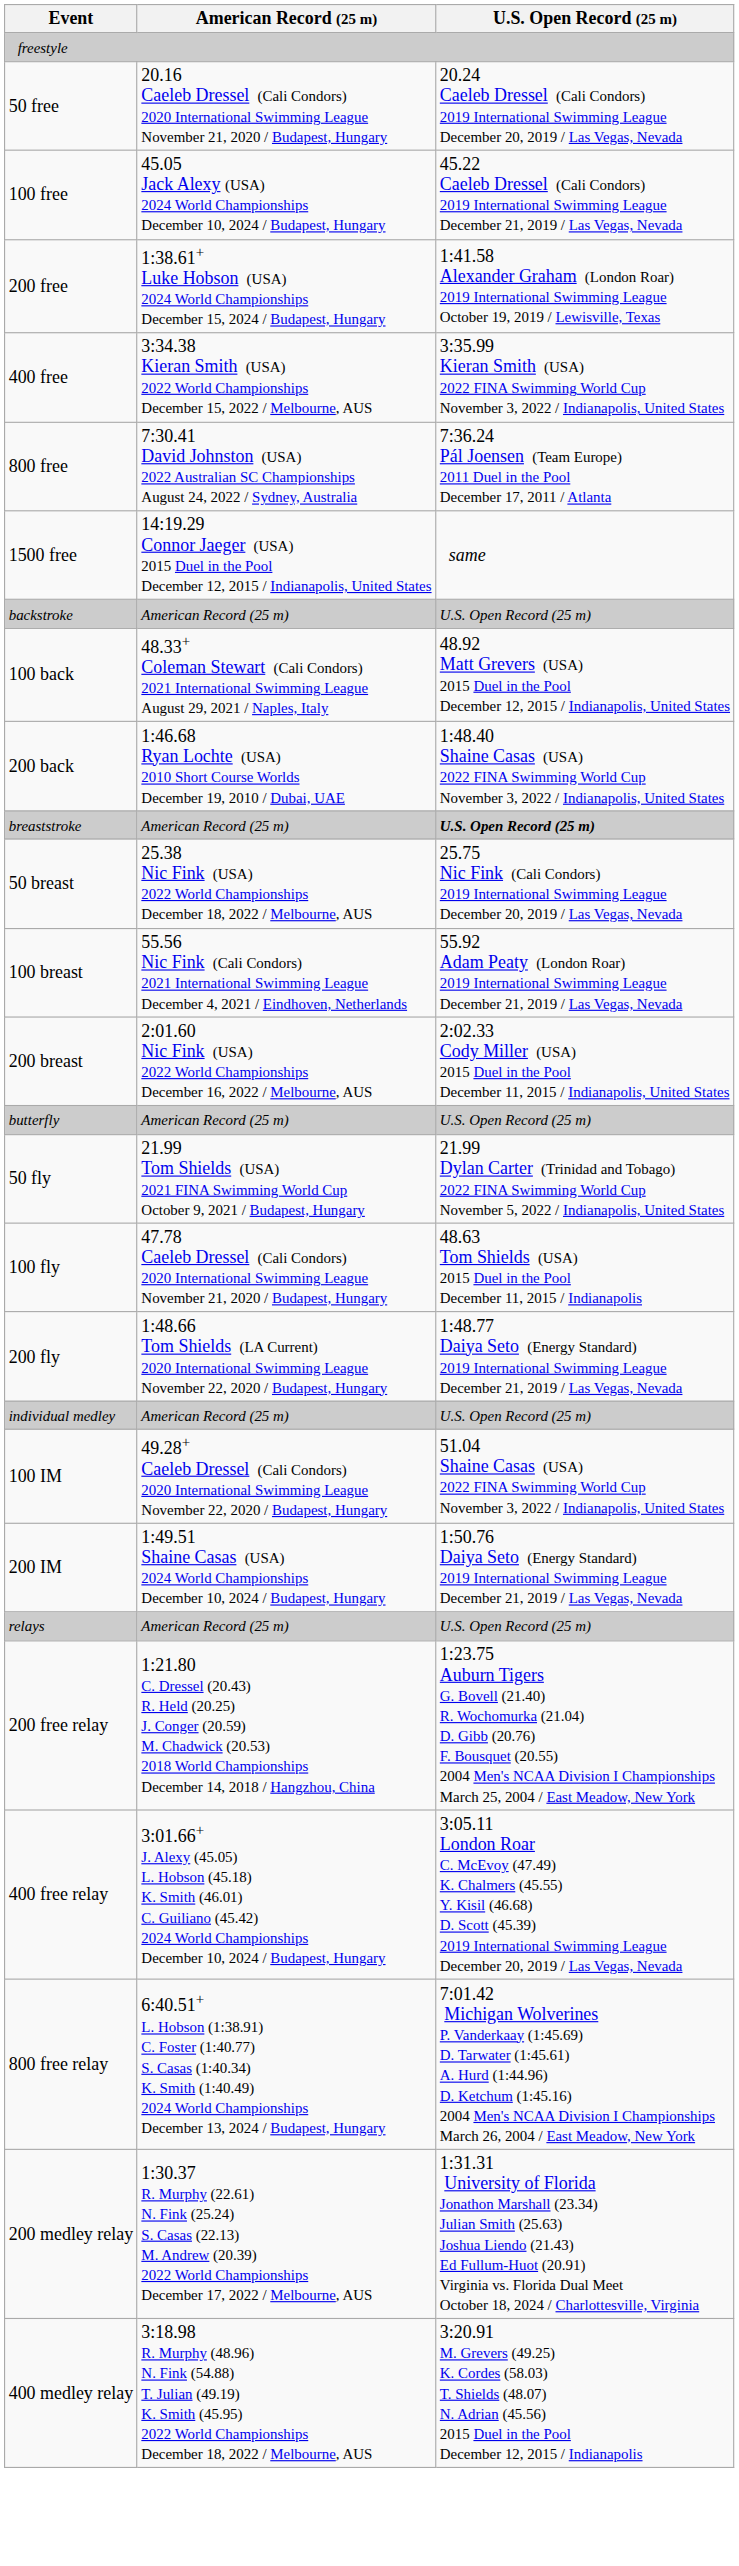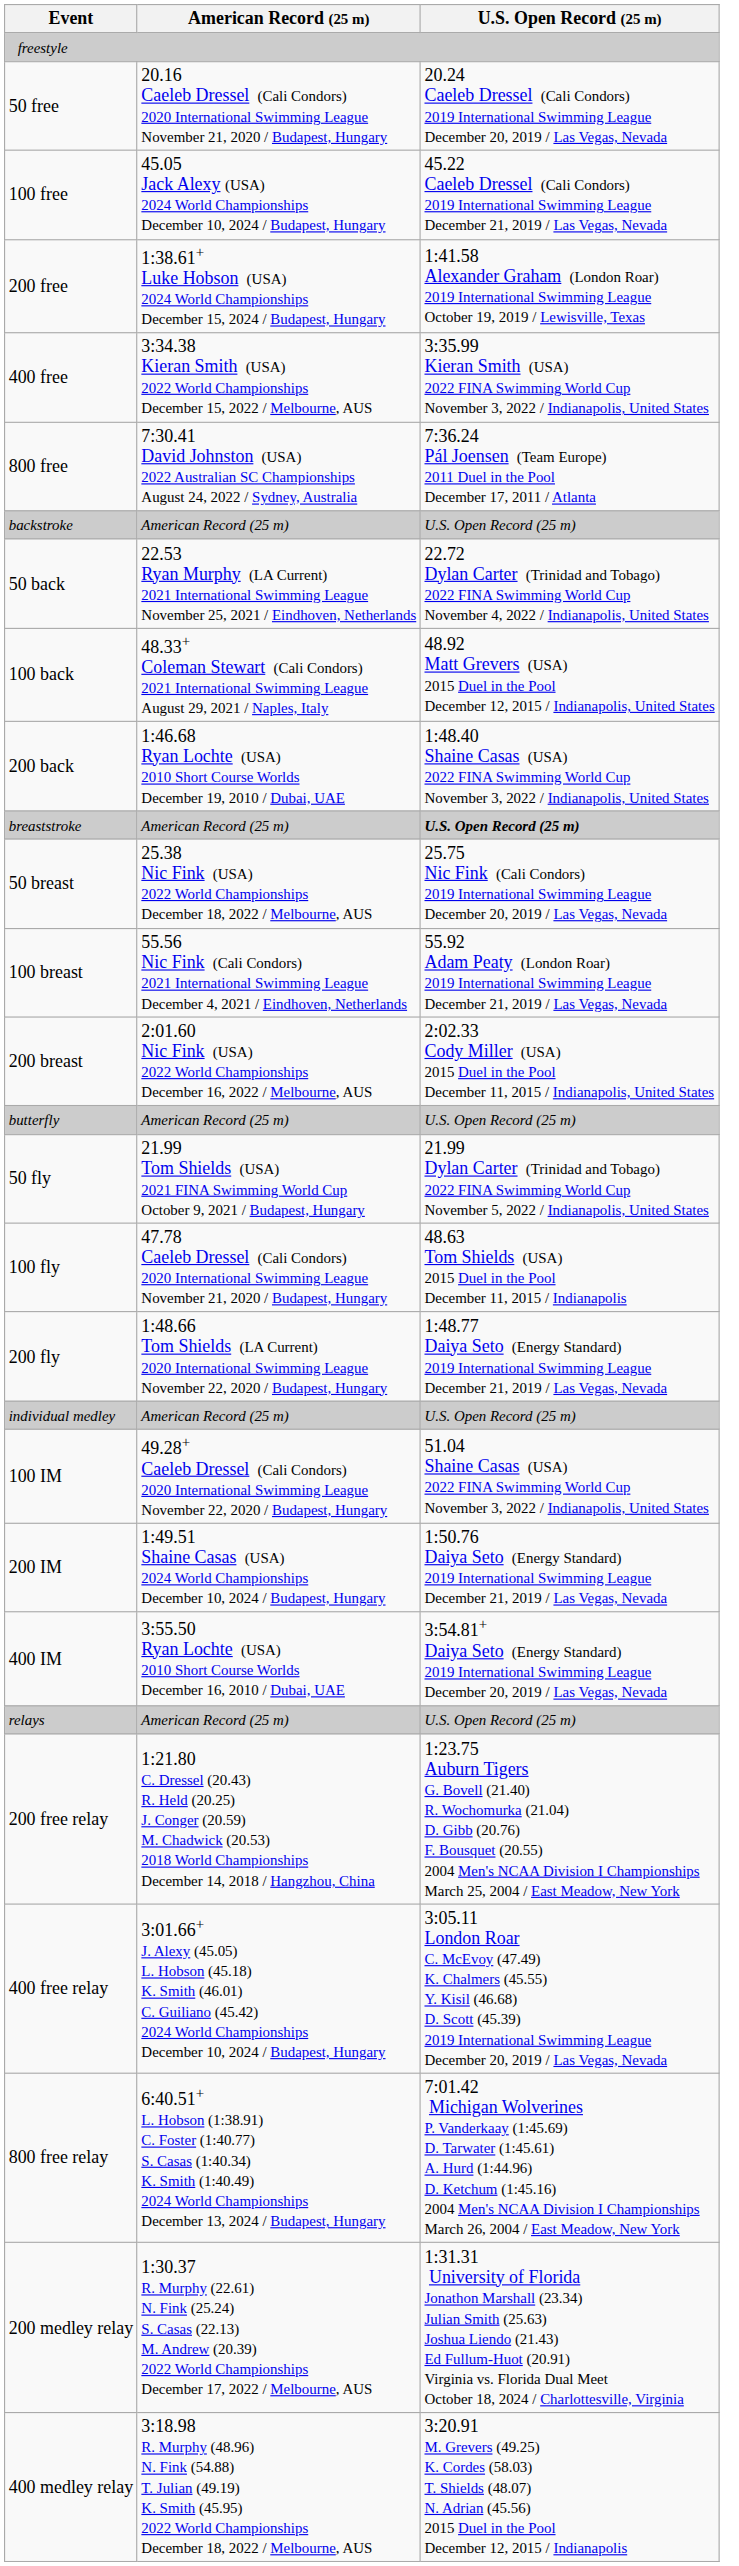- row: (43, 555)
+ row: (37, 583)
+ row: (35, 1658)
